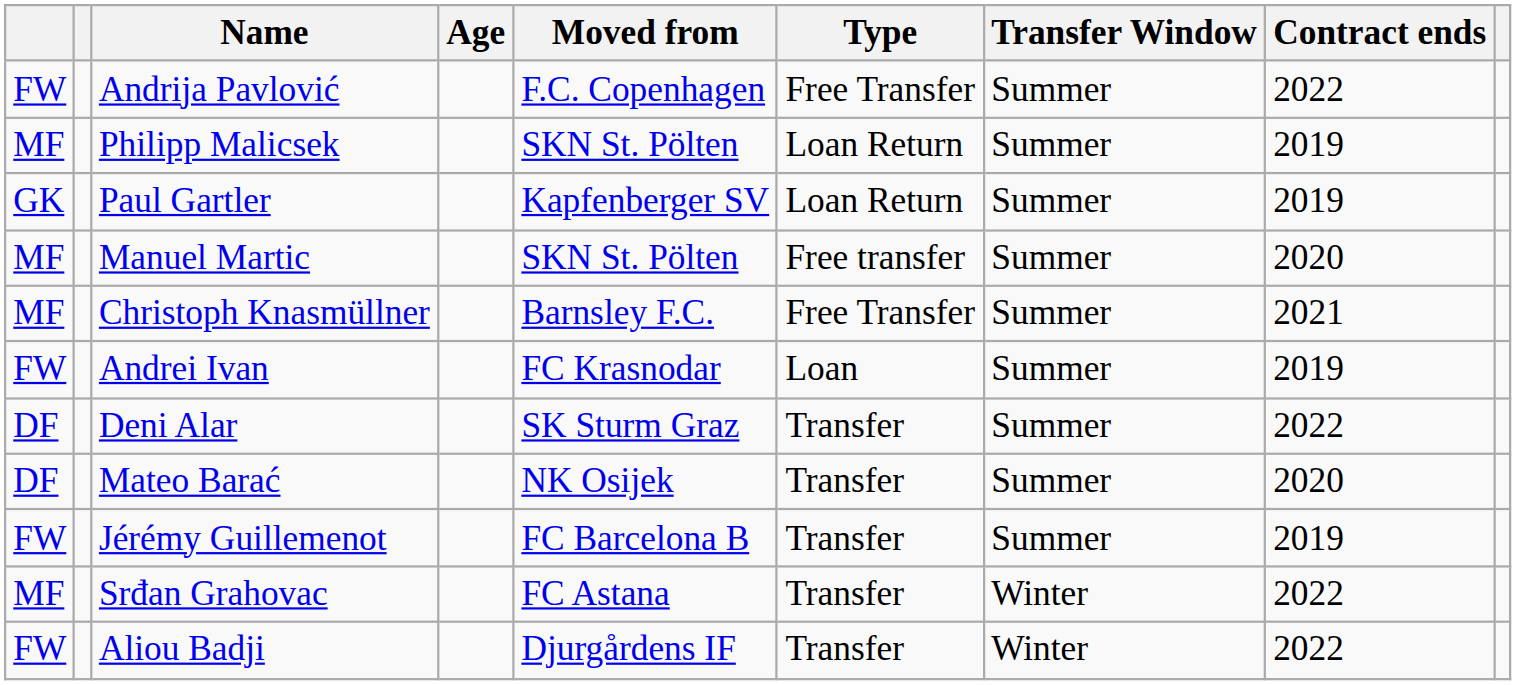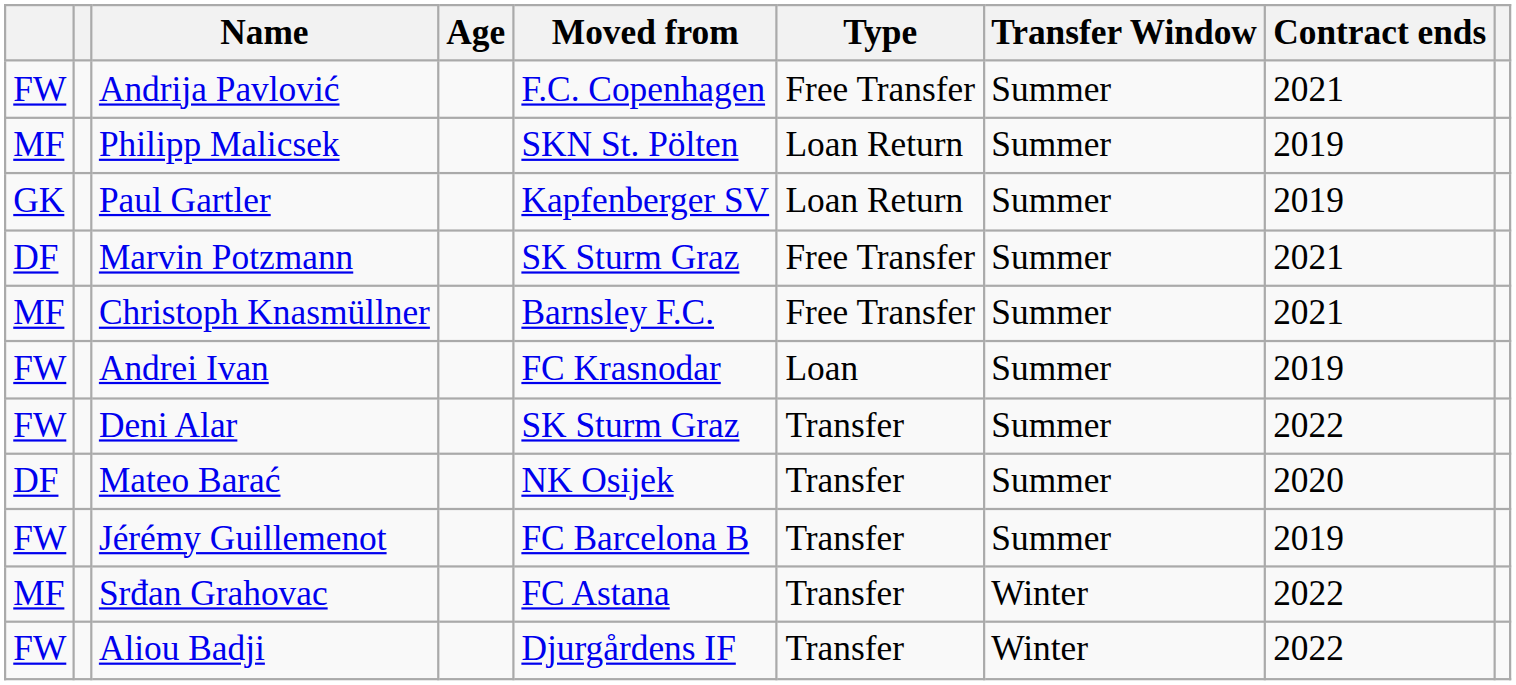(1309, 88) 2022 -> (1309, 88) 2021
+ row: (226, 256)
- row: (204, 256)
(36, 425) DF -> (40, 425) FW
